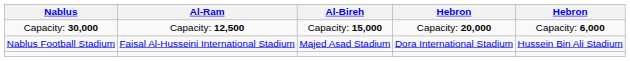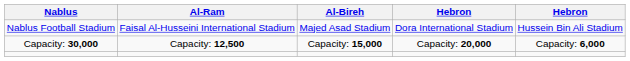rows swapped: (61, 43) <-> (61, 28)
